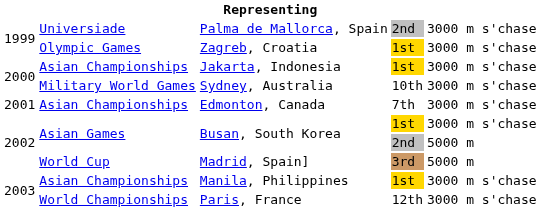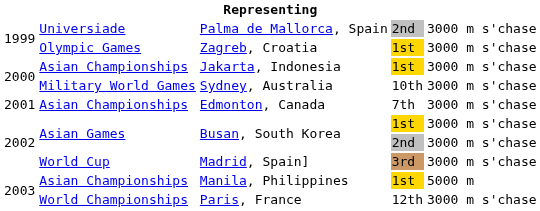(451, 142) 5000 m -> (482, 142) 3000 m s'chase
(451, 162) 5000 m -> (482, 162) 3000 m s'chase
(482, 180) 3000 m s'chase -> (451, 180) 5000 m
